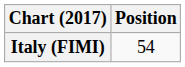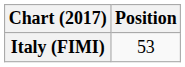(146, 47) 54 -> (146, 47) 53
